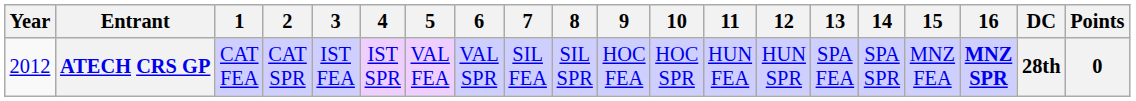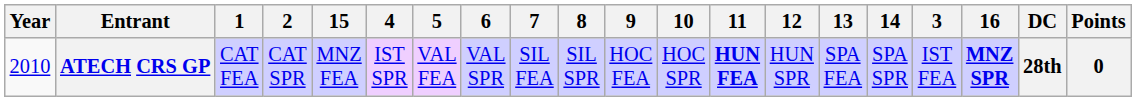columns swapped: (336, 20) <-> (932, 20)
(30, 66) 2012 -> (30, 66) 2010
(730, 66) normal -> (737, 66) bold
